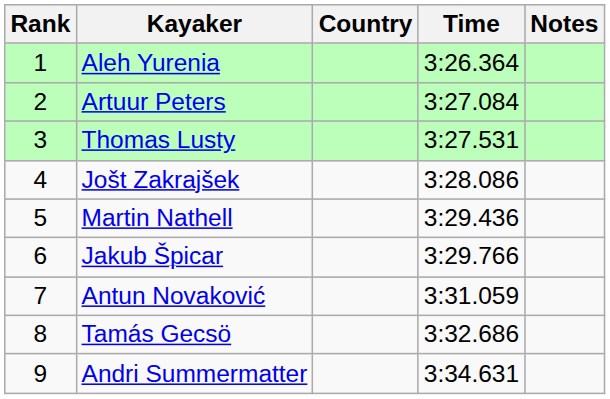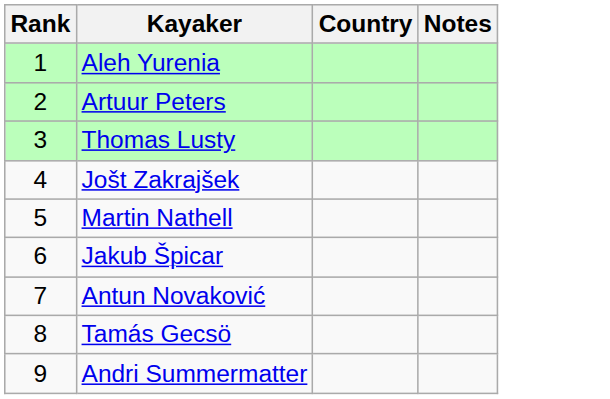- column: (471, 23)
